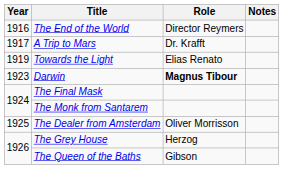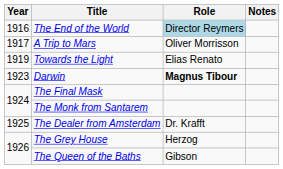(204, 28) no background -> (204, 28) lightblue background
(185, 44) Dr. Krafft -> (202, 44) Oliver Morrisson
(202, 124) Oliver Morrisson -> (185, 124) Dr. Krafft
